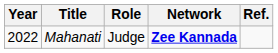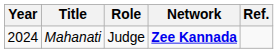(23, 37) 2022 -> (23, 37) 2024
